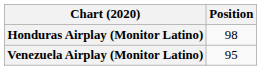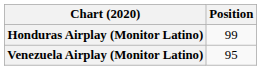(231, 34) 98 -> (231, 34) 99
